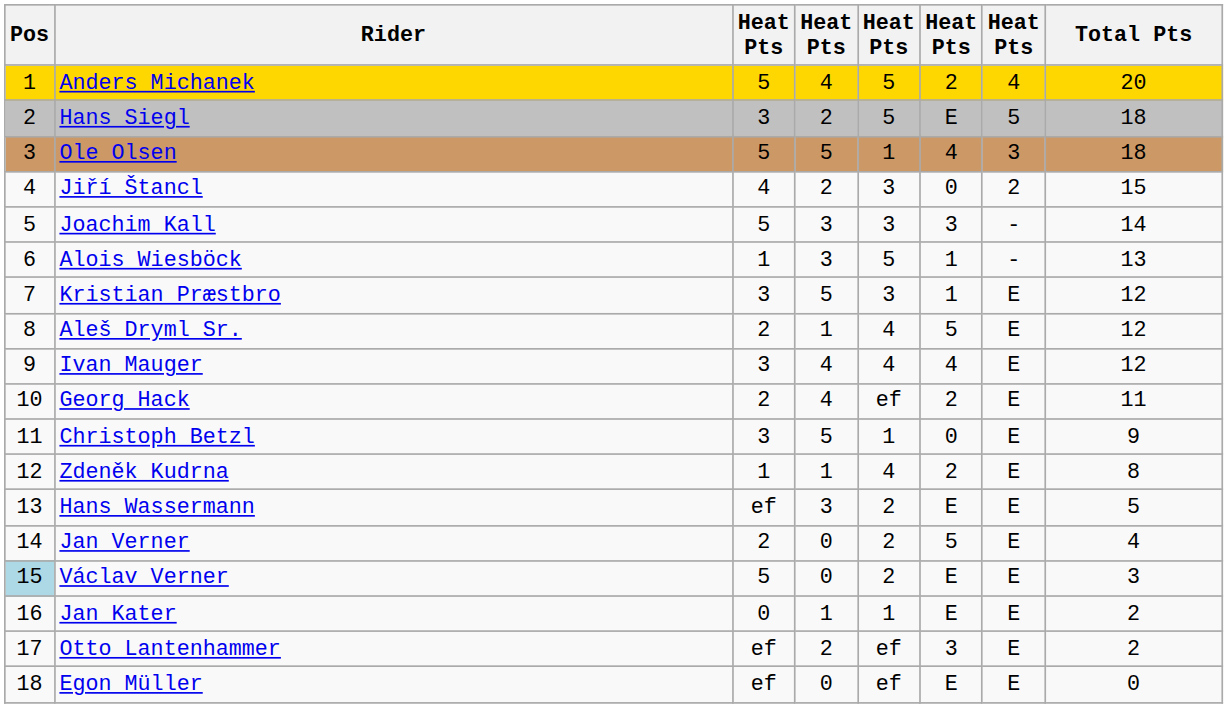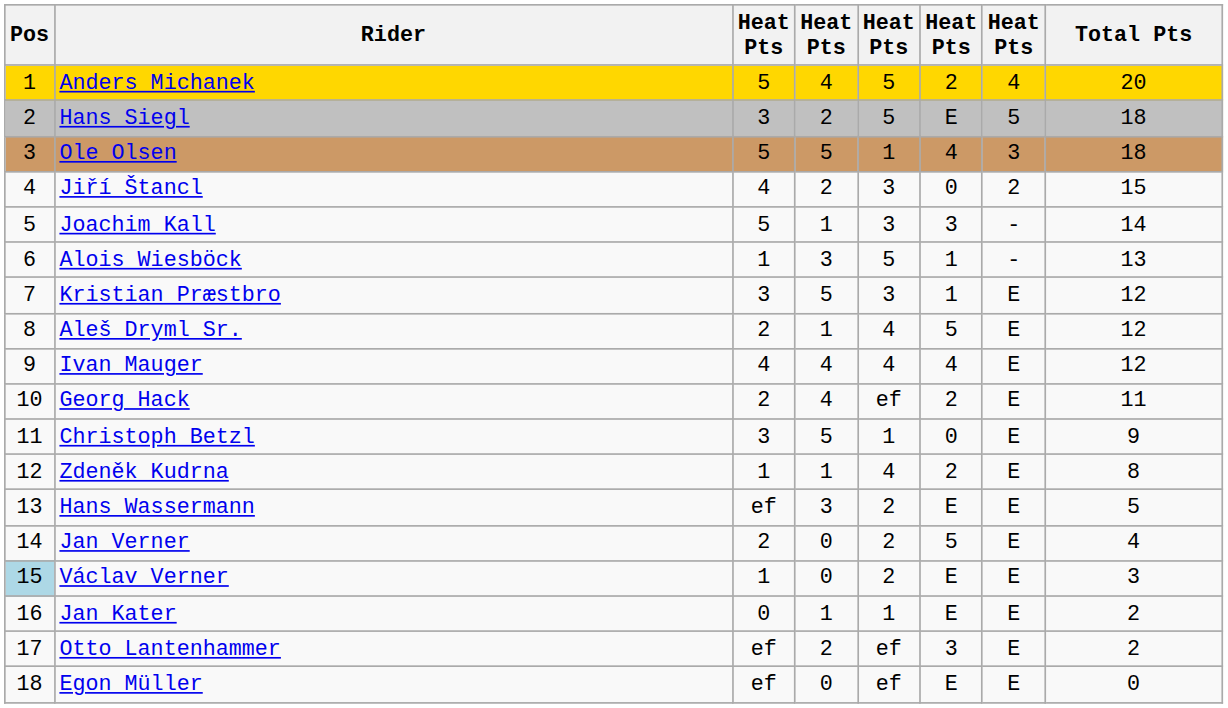(826, 224) 3 -> (826, 224) 1
(764, 366) 3 -> (764, 366) 4
(764, 578) 5 -> (764, 578) 1
